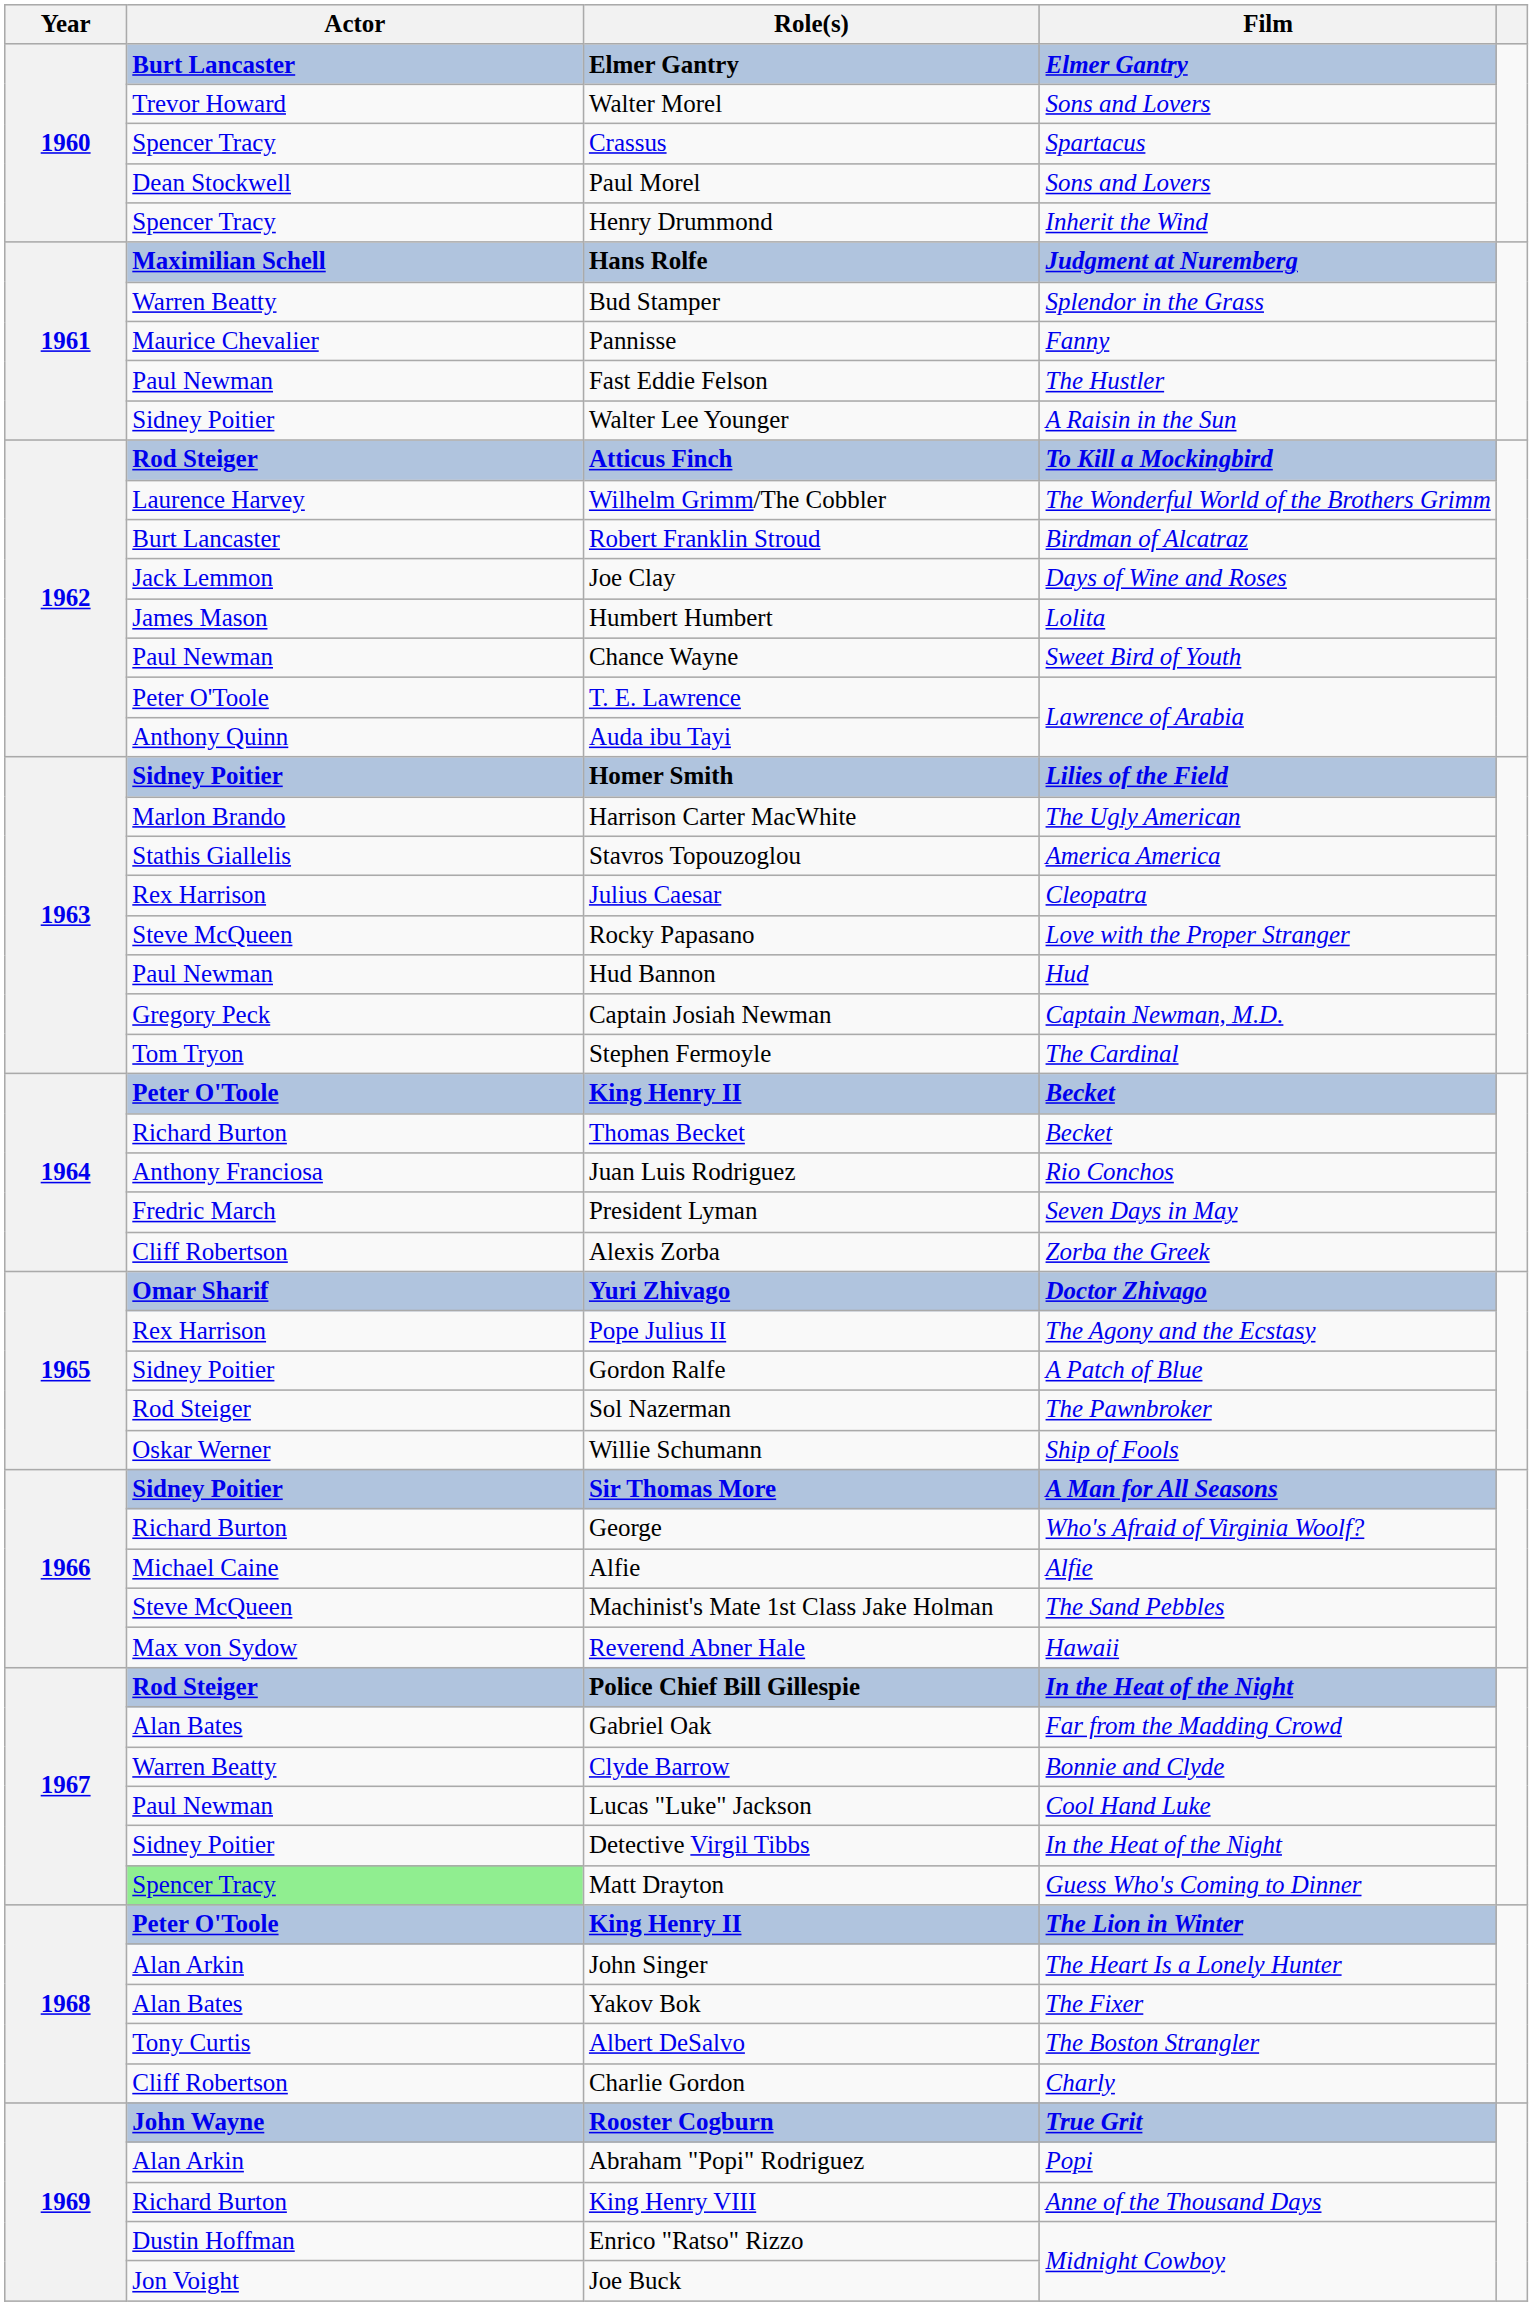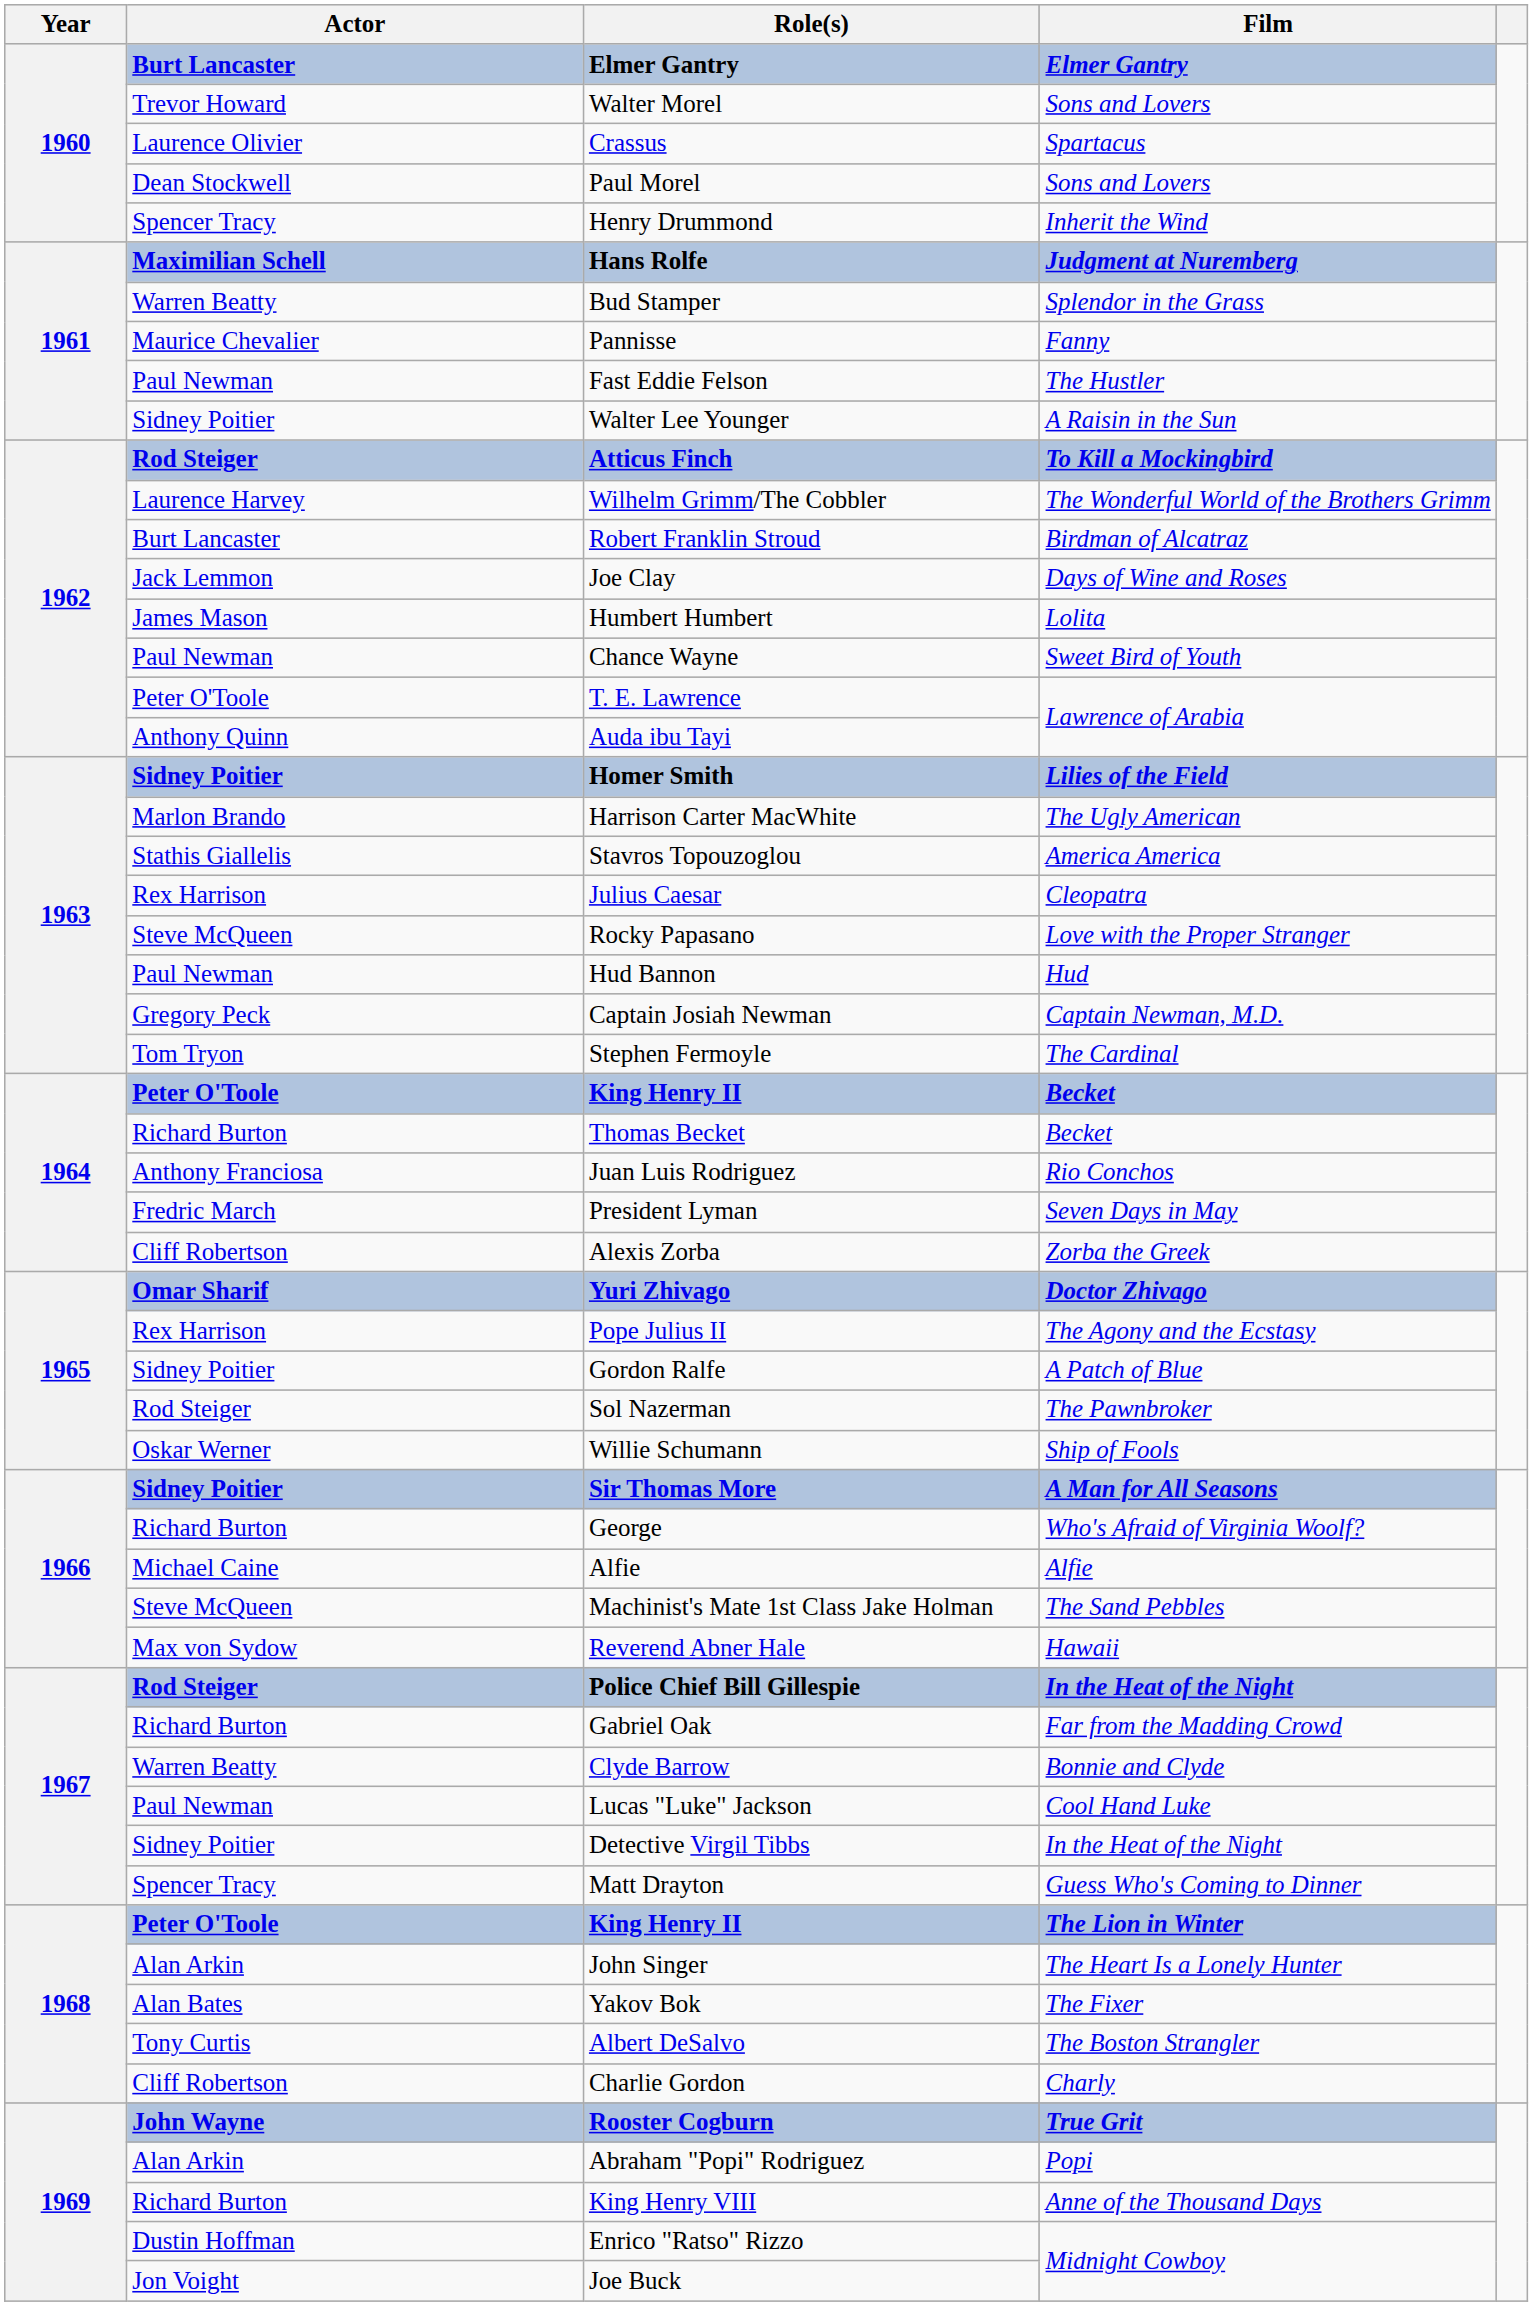(204, 143) Spencer Tracy -> (217, 143) Laurence Olivier
(187, 1726) Alan Bates -> (210, 1726) Richard Burton
(204, 1884) lightgreen background -> (204, 1884) no background
